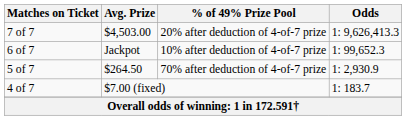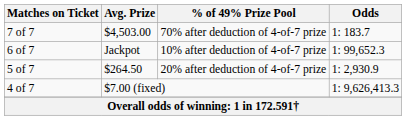(243, 32) 20% after deduction of 4-of-7 prize -> (243, 32) 70% after deduction of 4-of-7 prize
(365, 32) 1: 9,626,413.3 -> (351, 32) 1: 183.7
(243, 69) 70% after deduction of 4-of-7 prize -> (243, 69) 20% after deduction of 4-of-7 prize
(351, 87) 1: 183.7 -> (365, 87) 1: 9,626,413.3
